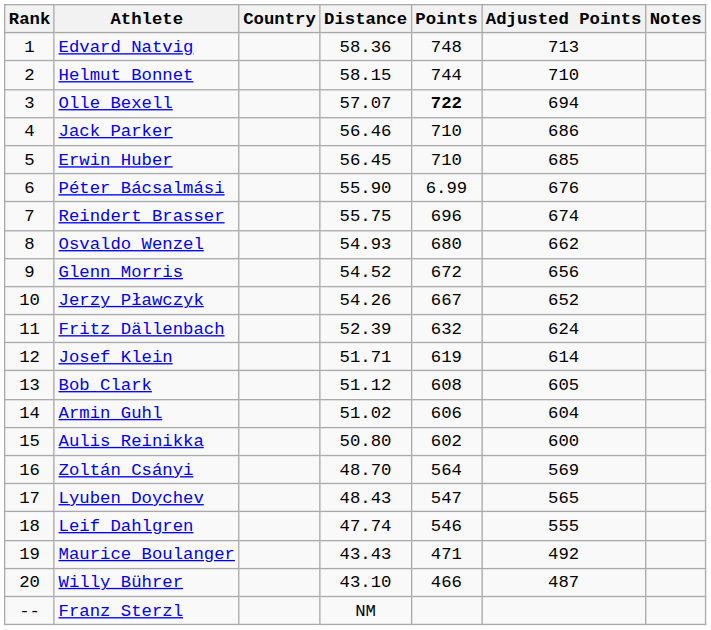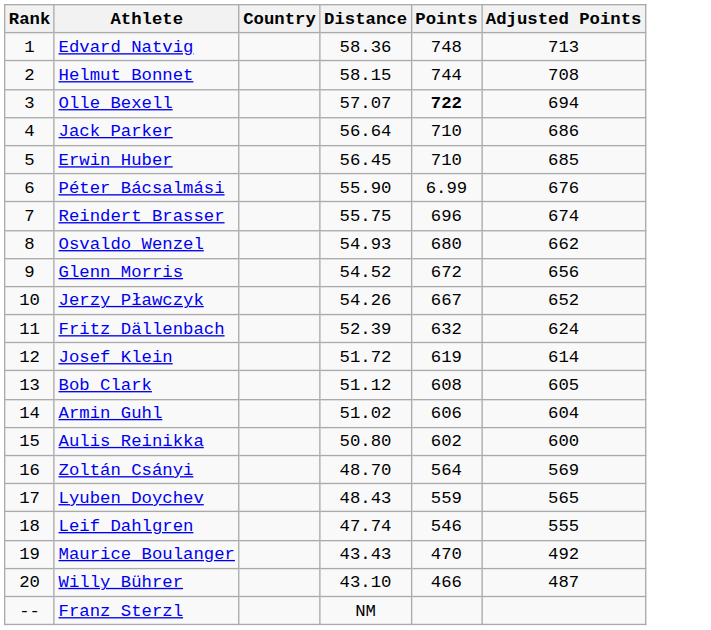- column: (676, 19)
(564, 75) 710 -> (564, 75) 708
(366, 131) 56.46 -> (366, 131) 56.64
(366, 357) 51.71 -> (366, 357) 51.72
(446, 498) 547 -> (446, 498) 559
(446, 554) 471 -> (446, 554) 470
